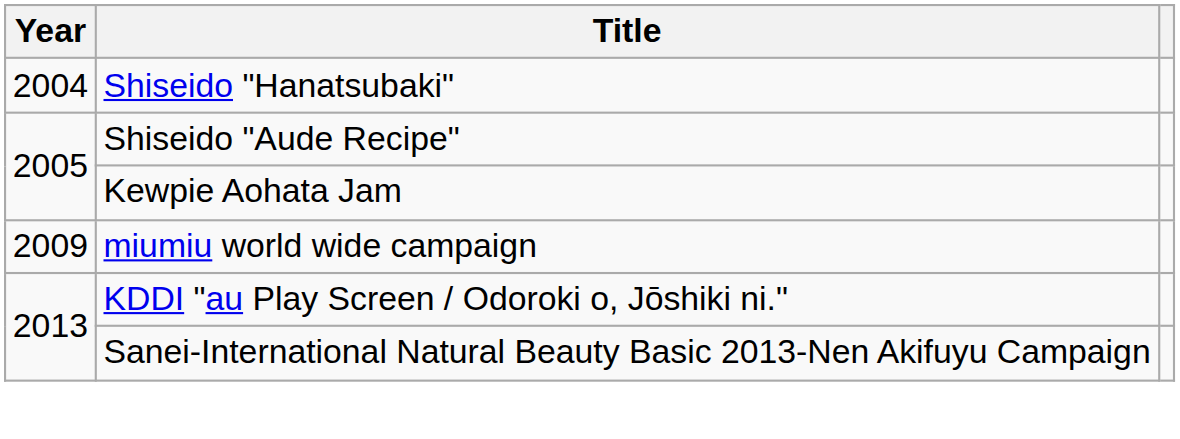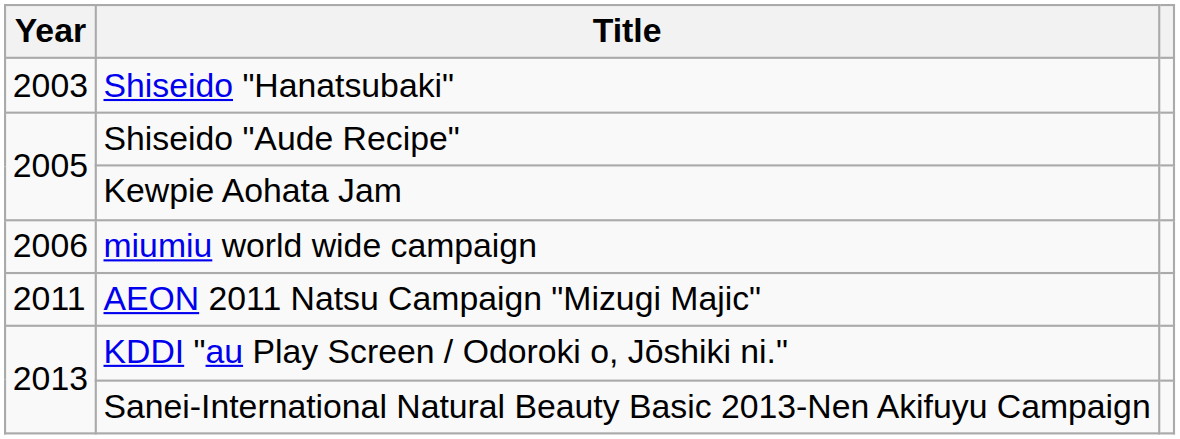(50, 84) 2004 -> (50, 84) 2003
(50, 245) 2009 -> (50, 245) 2006
+ row: (432, 298)
